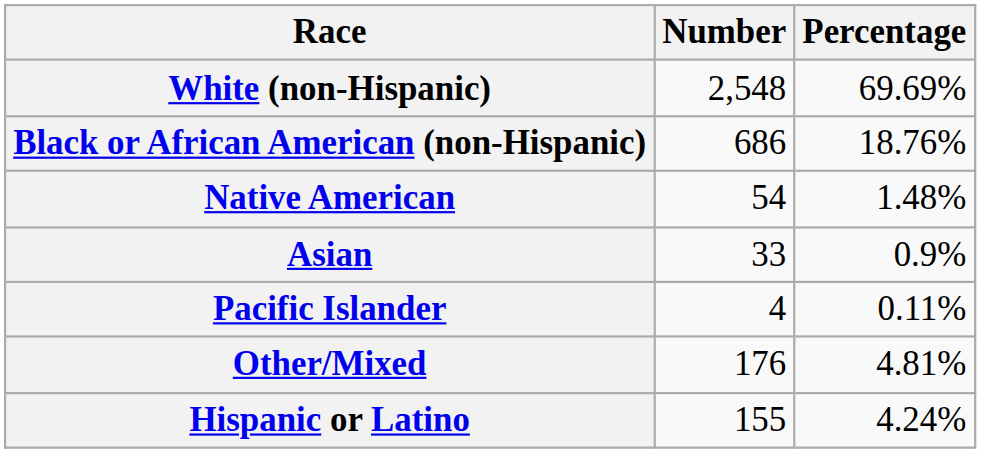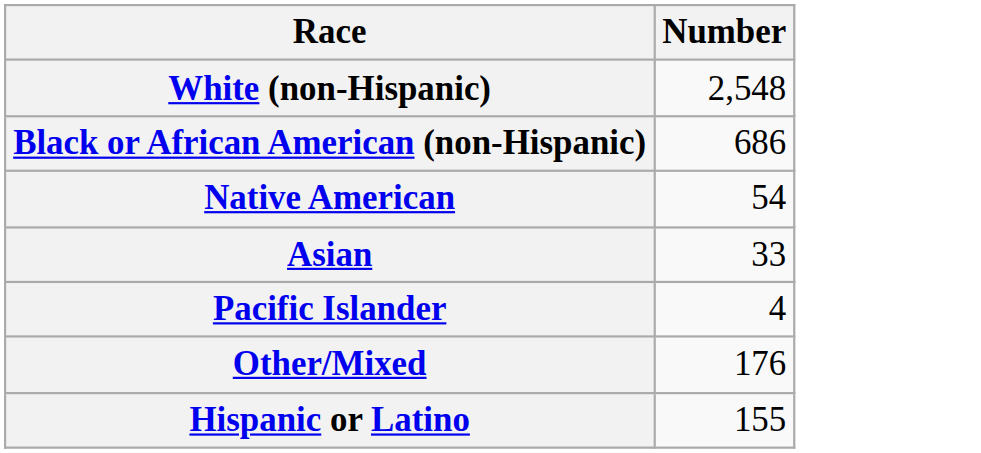- column: (884, 32)
